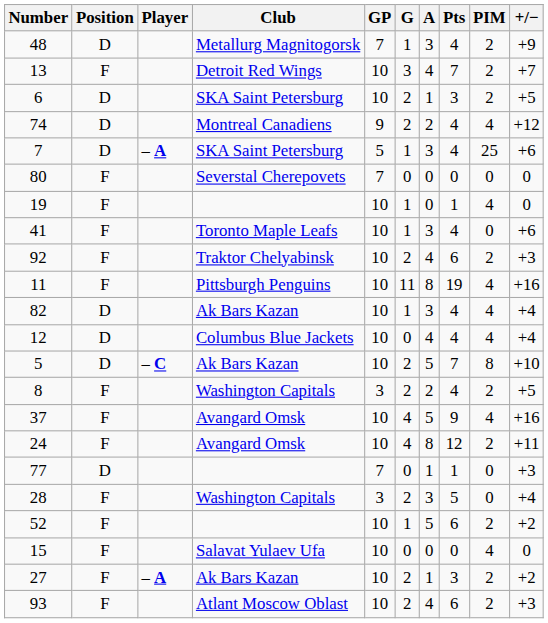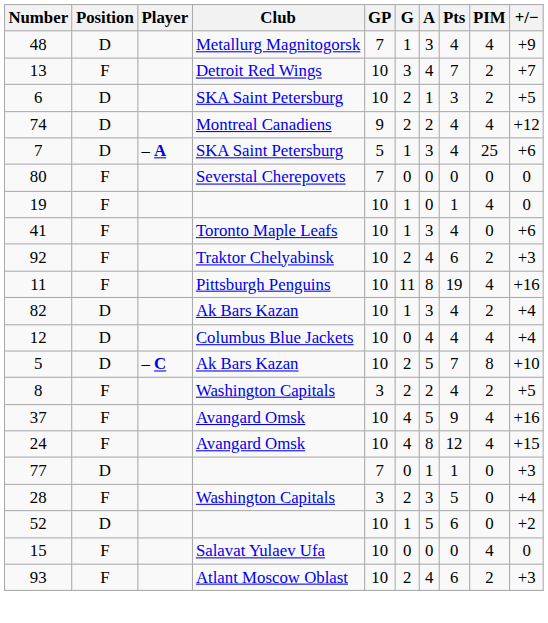(489, 44) 2 -> (489, 44) 4
(489, 310) 4 -> (489, 310) 2
(489, 444) 2 -> (489, 444) 4
(527, 444) +11 -> (527, 444) +15
(105, 524) F -> (105, 524) D
(489, 524) 2 -> (489, 524) 0
- row: (38, 577)
